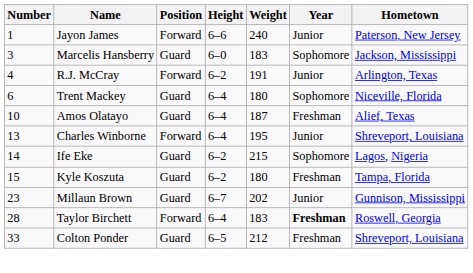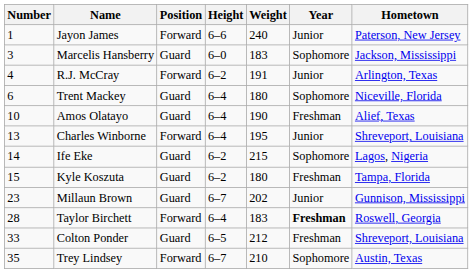(258, 116) 187 -> (258, 116) 190
+ row: (89, 258)
